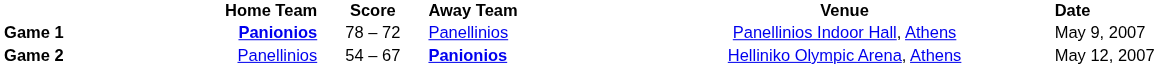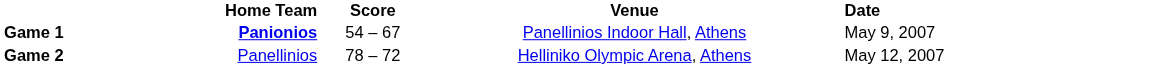- column: (473, 10)
(373, 33) 78 – 72 -> (373, 33) 54 – 67
(373, 55) 54 – 67 -> (373, 55) 78 – 72
